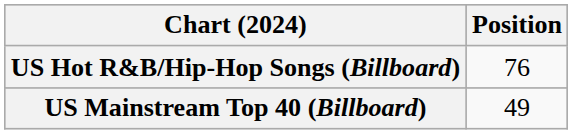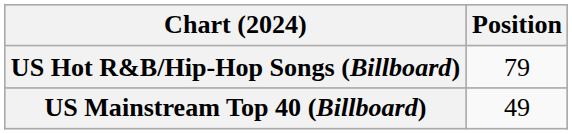(517, 66) 76 -> (517, 66) 79
